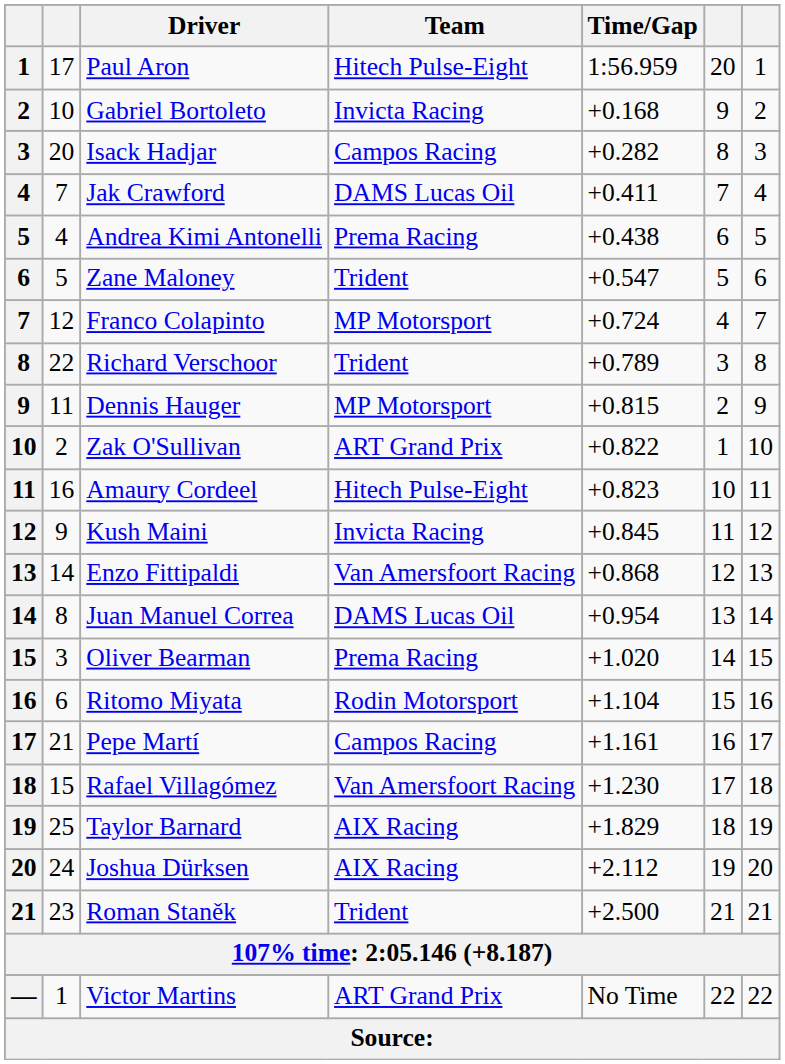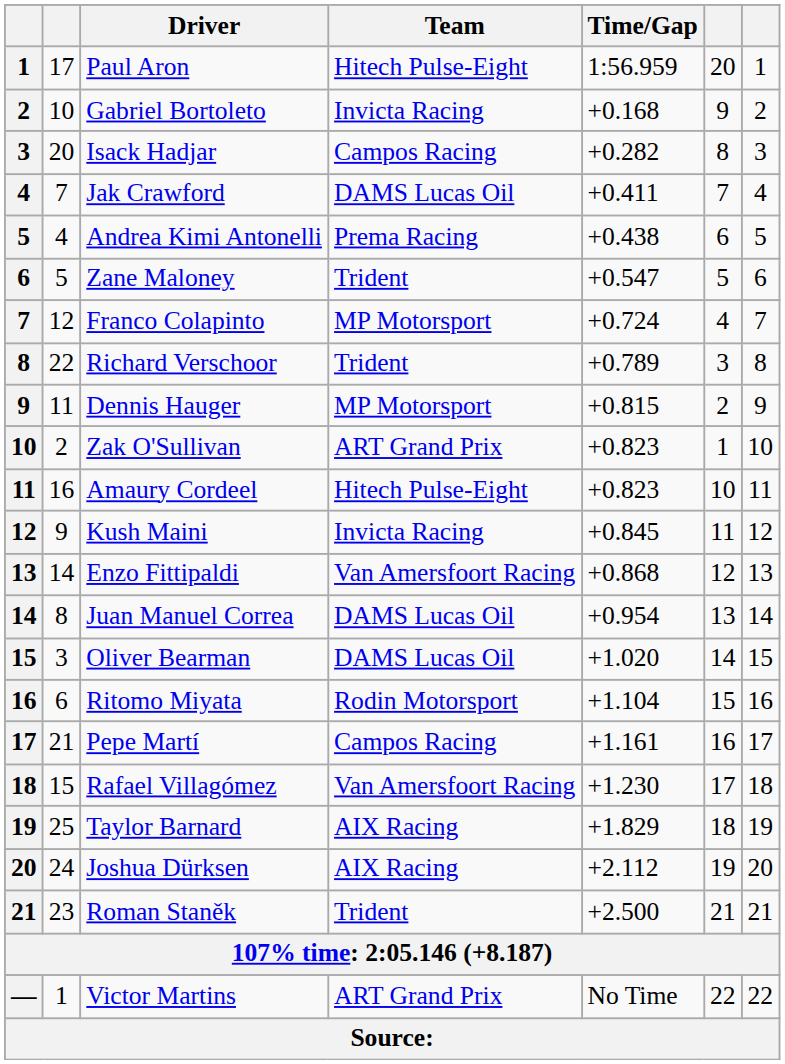(623, 447) +0.822 -> (623, 447) +0.823
(406, 657) Prema Racing -> (424, 657) DAMS Lucas Oil
